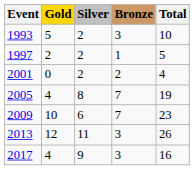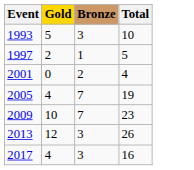- column: (93, 14)
